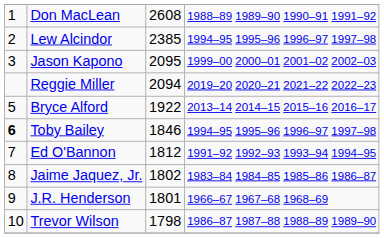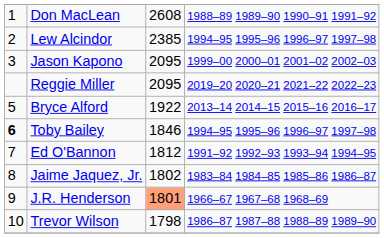(165, 84) 2094 -> (165, 84) 2095
(165, 198) no background -> (165, 198) lightsalmon background
